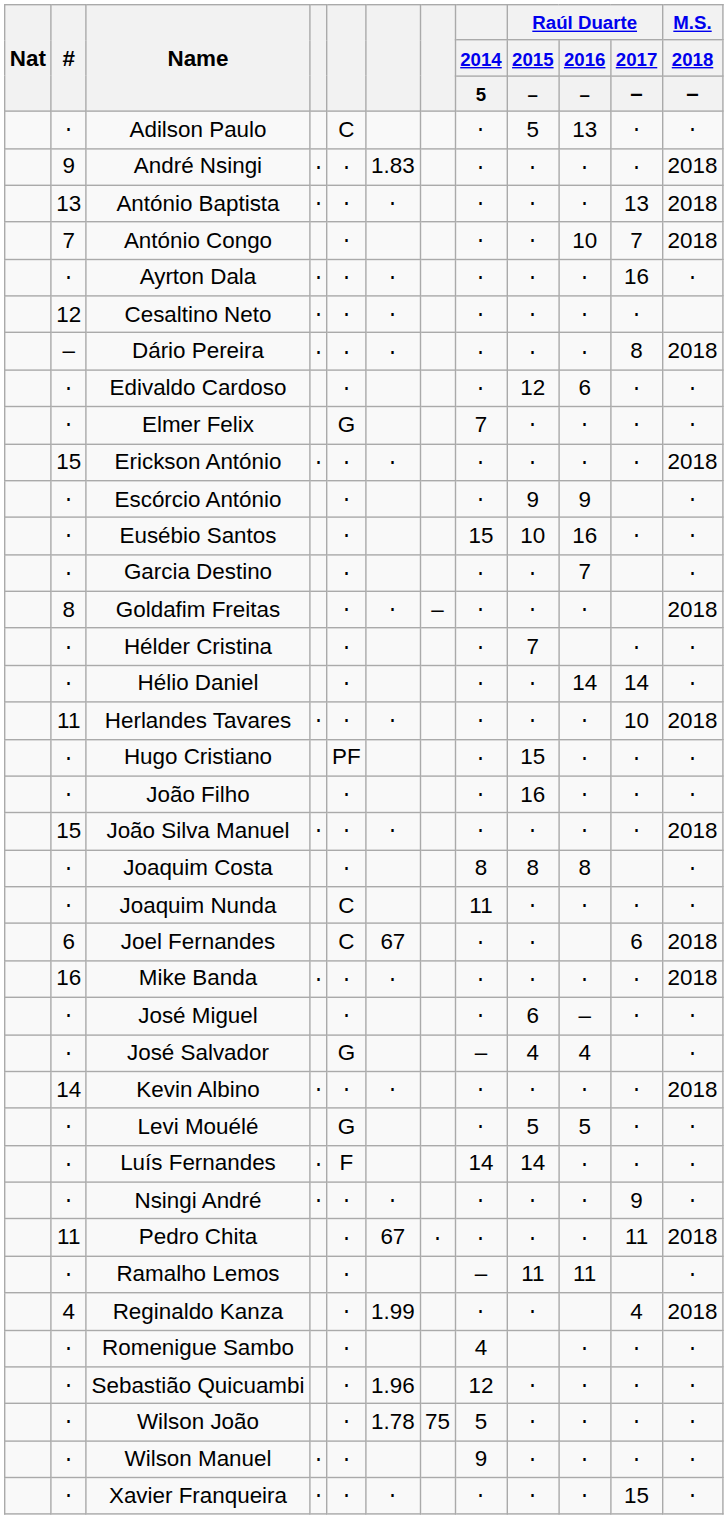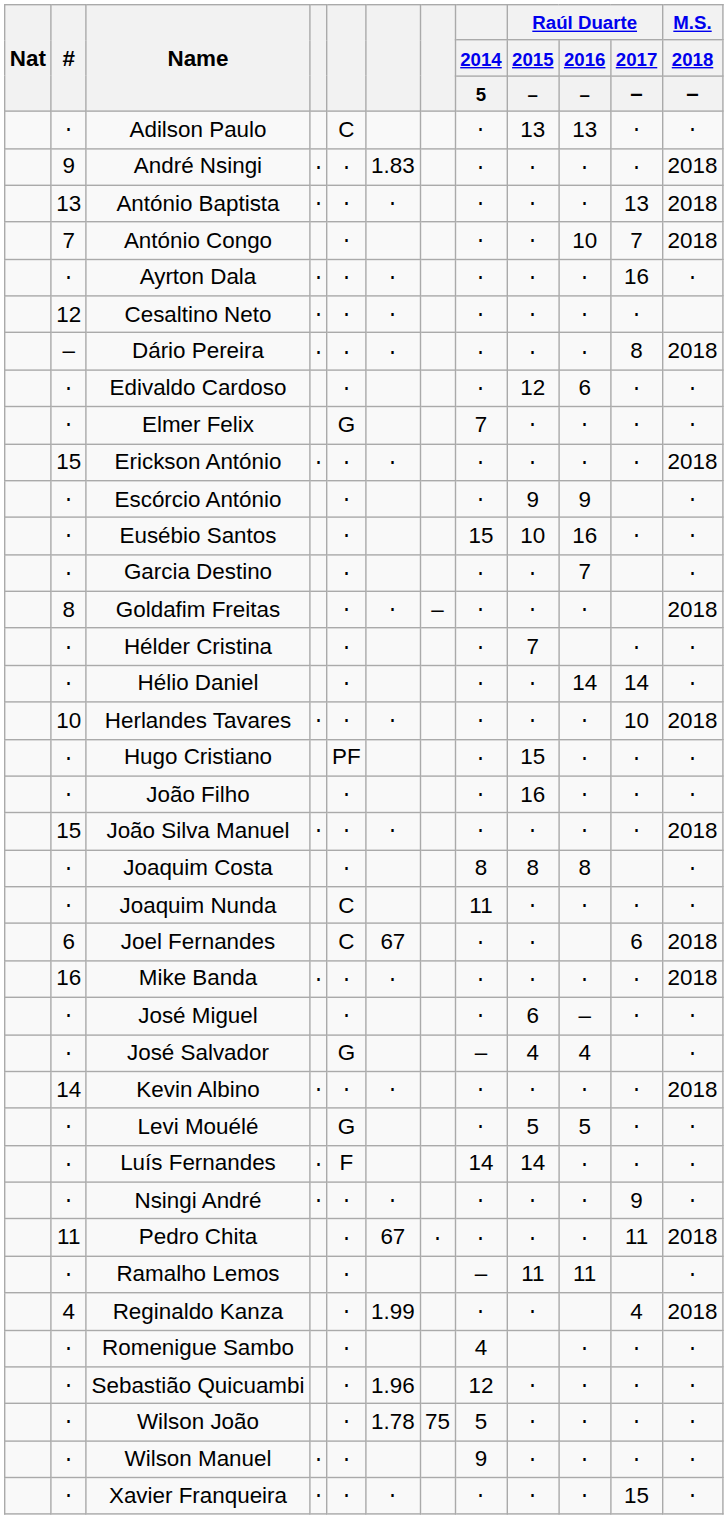(533, 129) 5 -> (533, 129) 13
(69, 720) 11 -> (69, 720) 10
